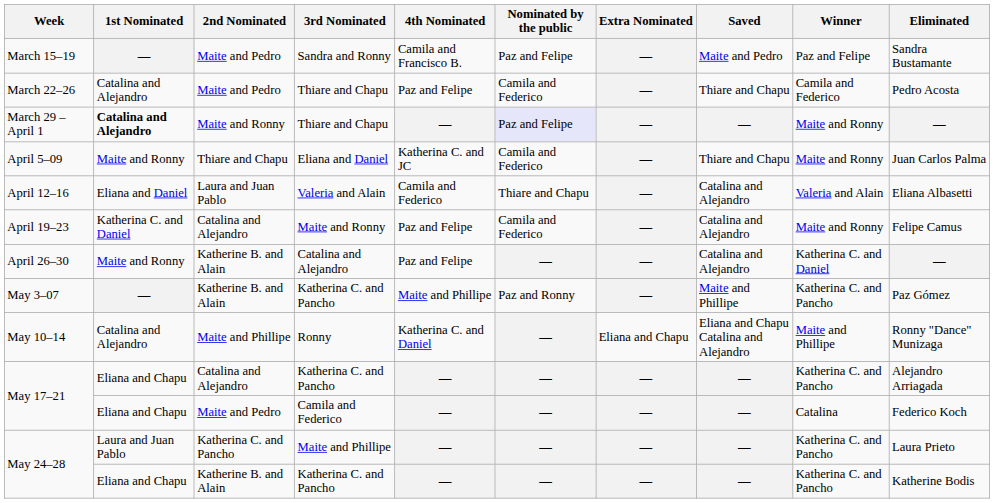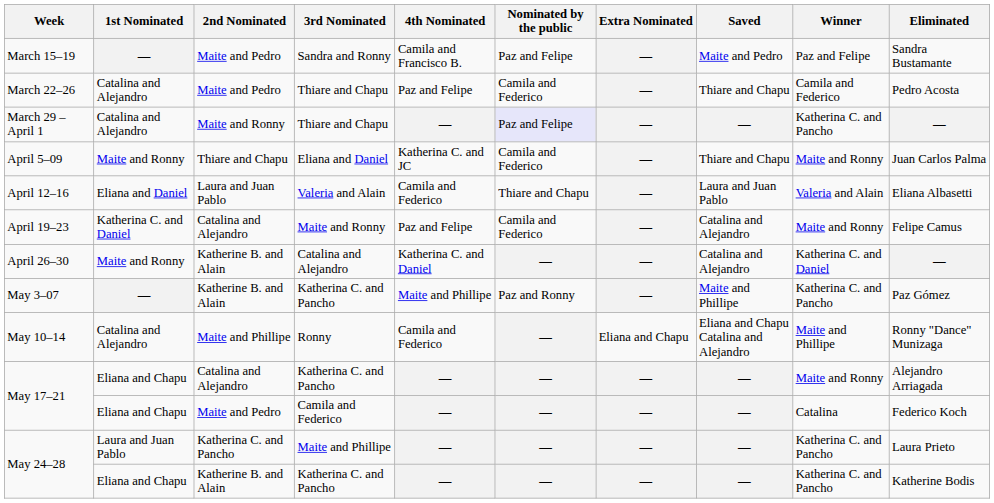(132, 124) bold -> (129, 124) normal
(840, 124) Maite and Ronny -> (839, 124) Katherina C. and Pancho
(731, 192) Catalina and Alejandro -> (738, 192) Laura and Juan Pablo
(435, 261) Paz and Felipe -> (441, 261) Katherina C. and Daniel
(441, 337) Katherina C. and Daniel -> (427, 337) Camila and Federico
(839, 378) Katherina C. and Pancho -> (840, 378) Maite and Ronny
